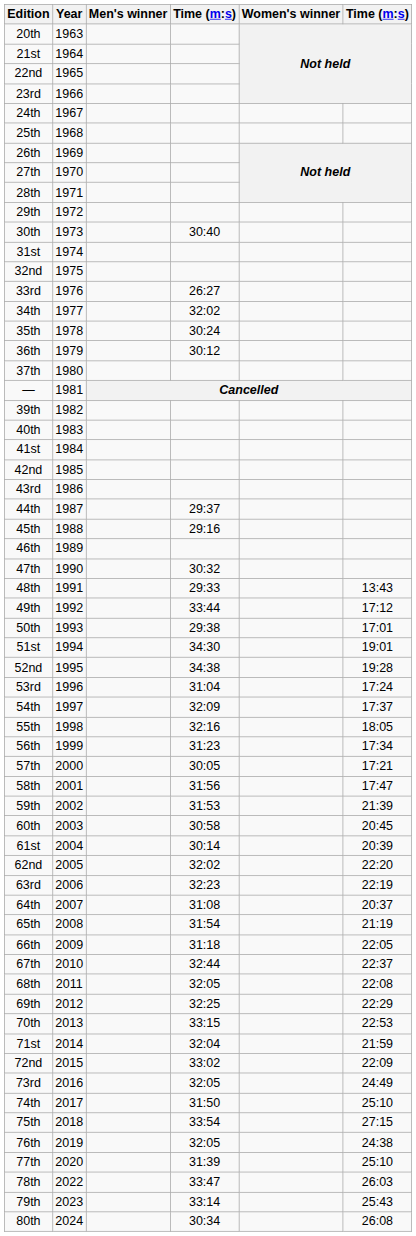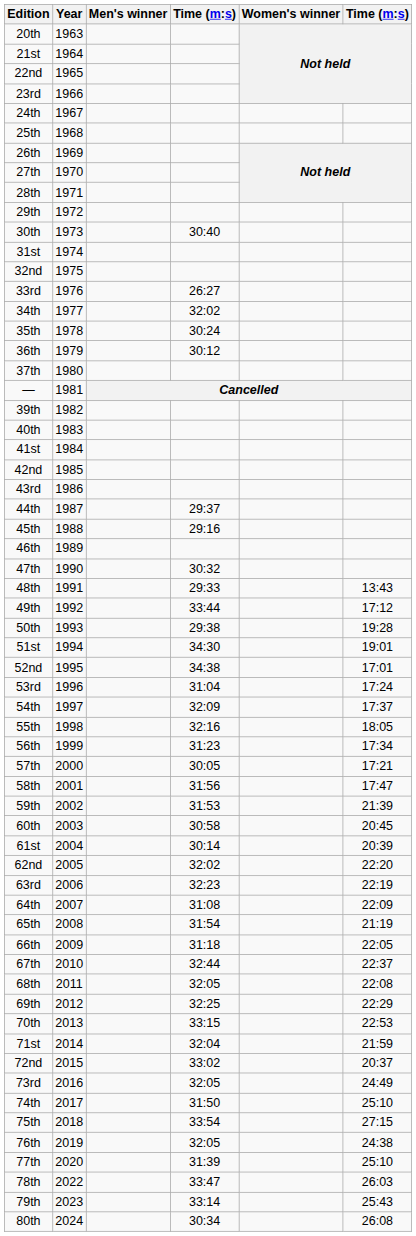(377, 627) 17:01 -> (377, 627) 19:28
(377, 667) 19:28 -> (377, 667) 17:01
(377, 905) 20:37 -> (377, 905) 22:09
(377, 1063) 22:09 -> (377, 1063) 20:37
